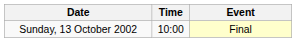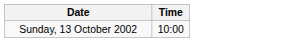- column: (241, 12)
